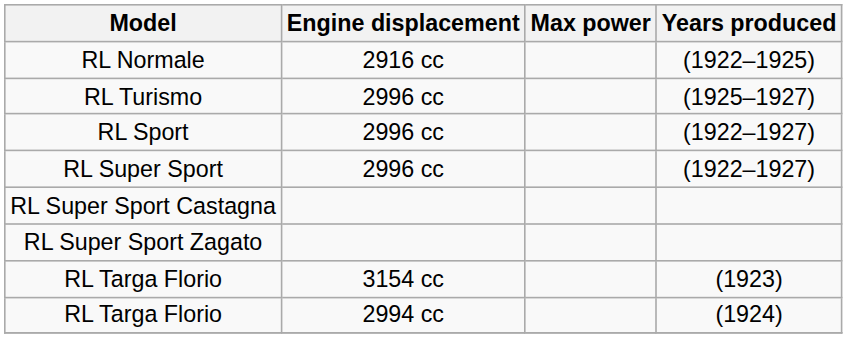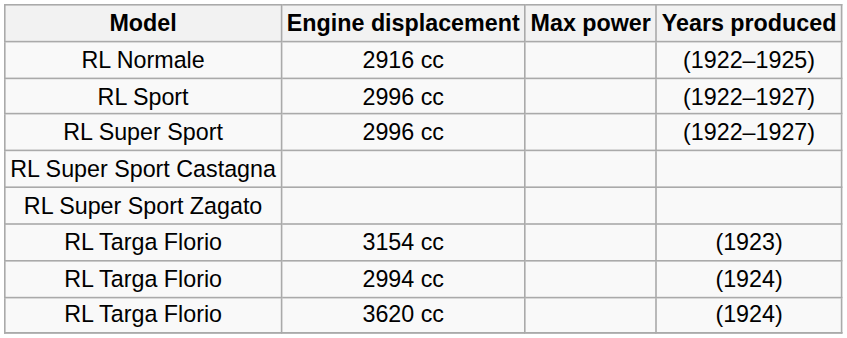- row: (143, 96)
+ row: (143, 315)
